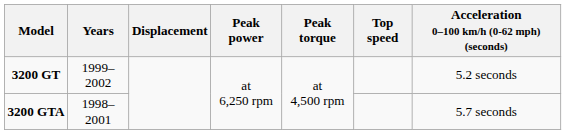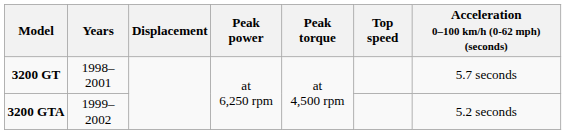(98, 74) 1999–2002 -> (98, 74) 1998–2001
(486, 74) 5.2 seconds -> (486, 74) 5.7 seconds
(98, 111) 1998–2001 -> (98, 111) 1999–2002
(486, 111) 5.7 seconds -> (486, 111) 5.2 seconds
